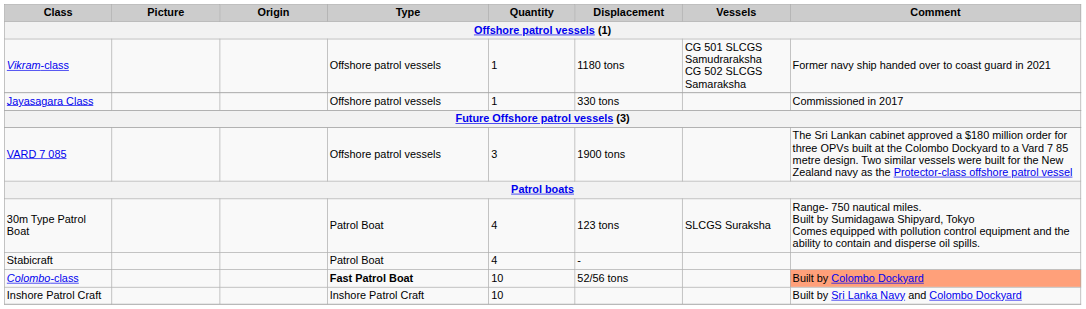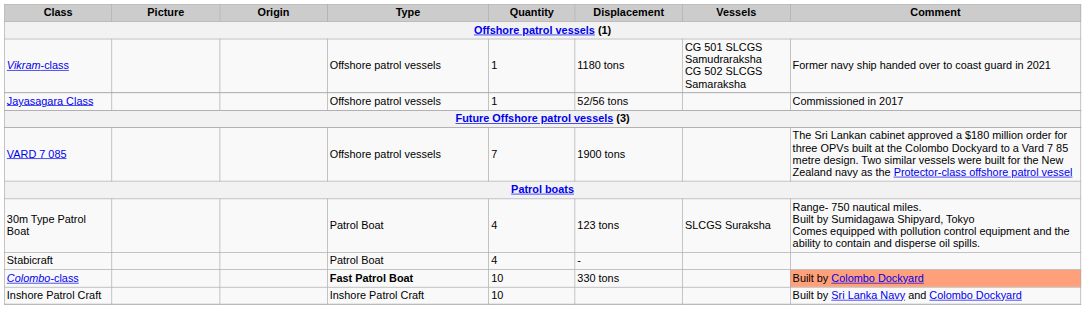(598, 101) 330 tons -> (603, 101) 52/56 tons
(494, 154) 3 -> (494, 154) 7
(603, 278) 52/56 tons -> (598, 278) 330 tons
